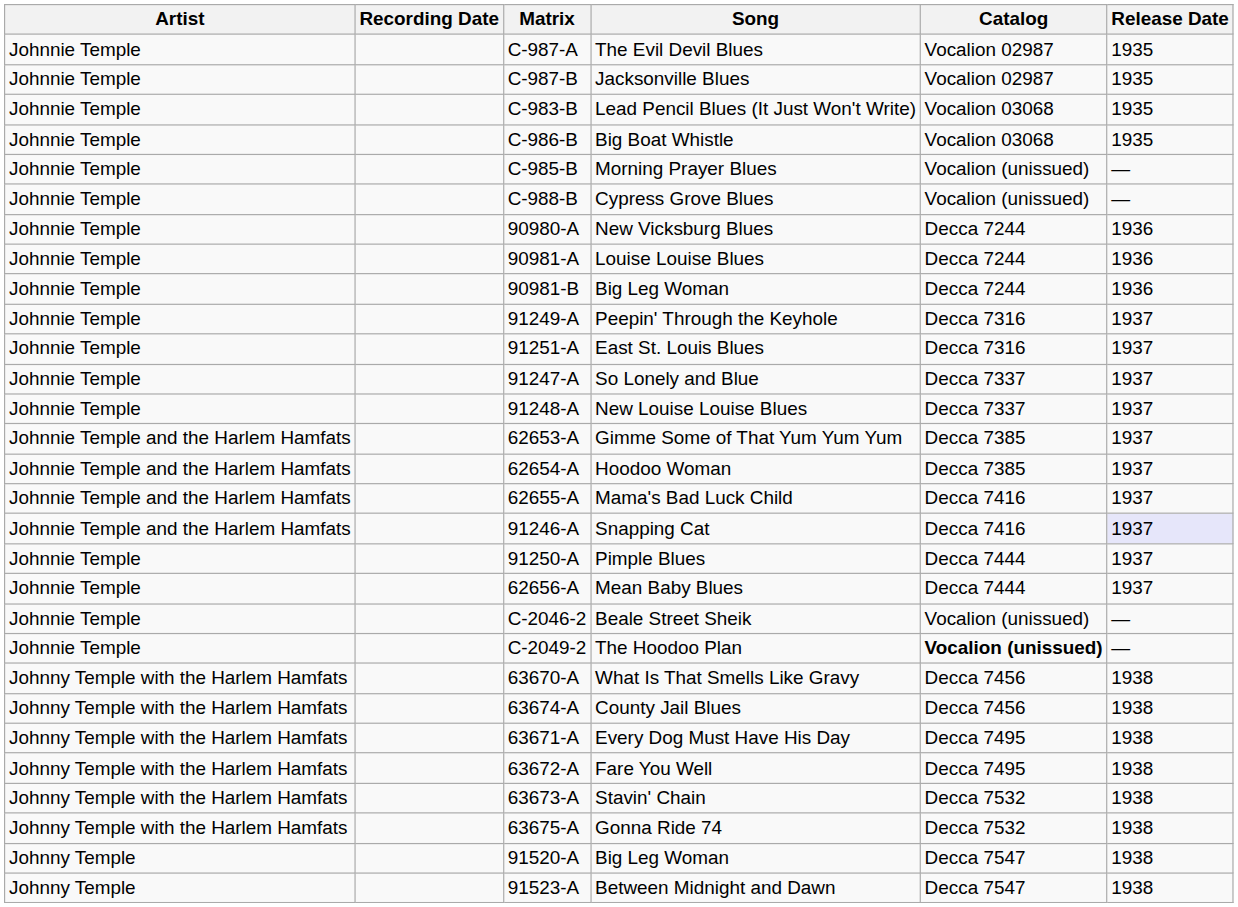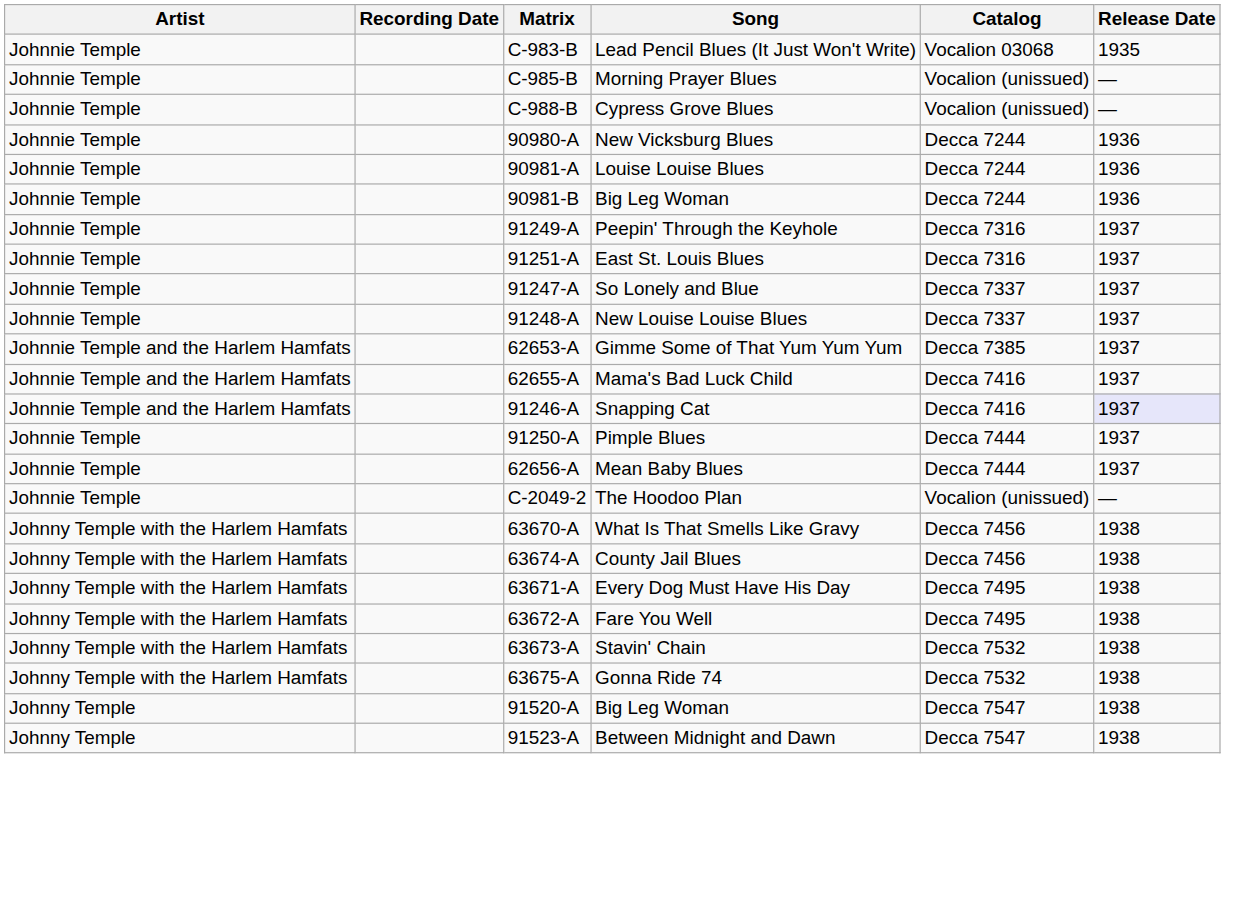- row: (543, 49)
- row: (543, 79)
- row: (543, 139)
- row: (543, 468)
- row: (547, 618)
(1014, 648) bold -> (1007, 498) normal
